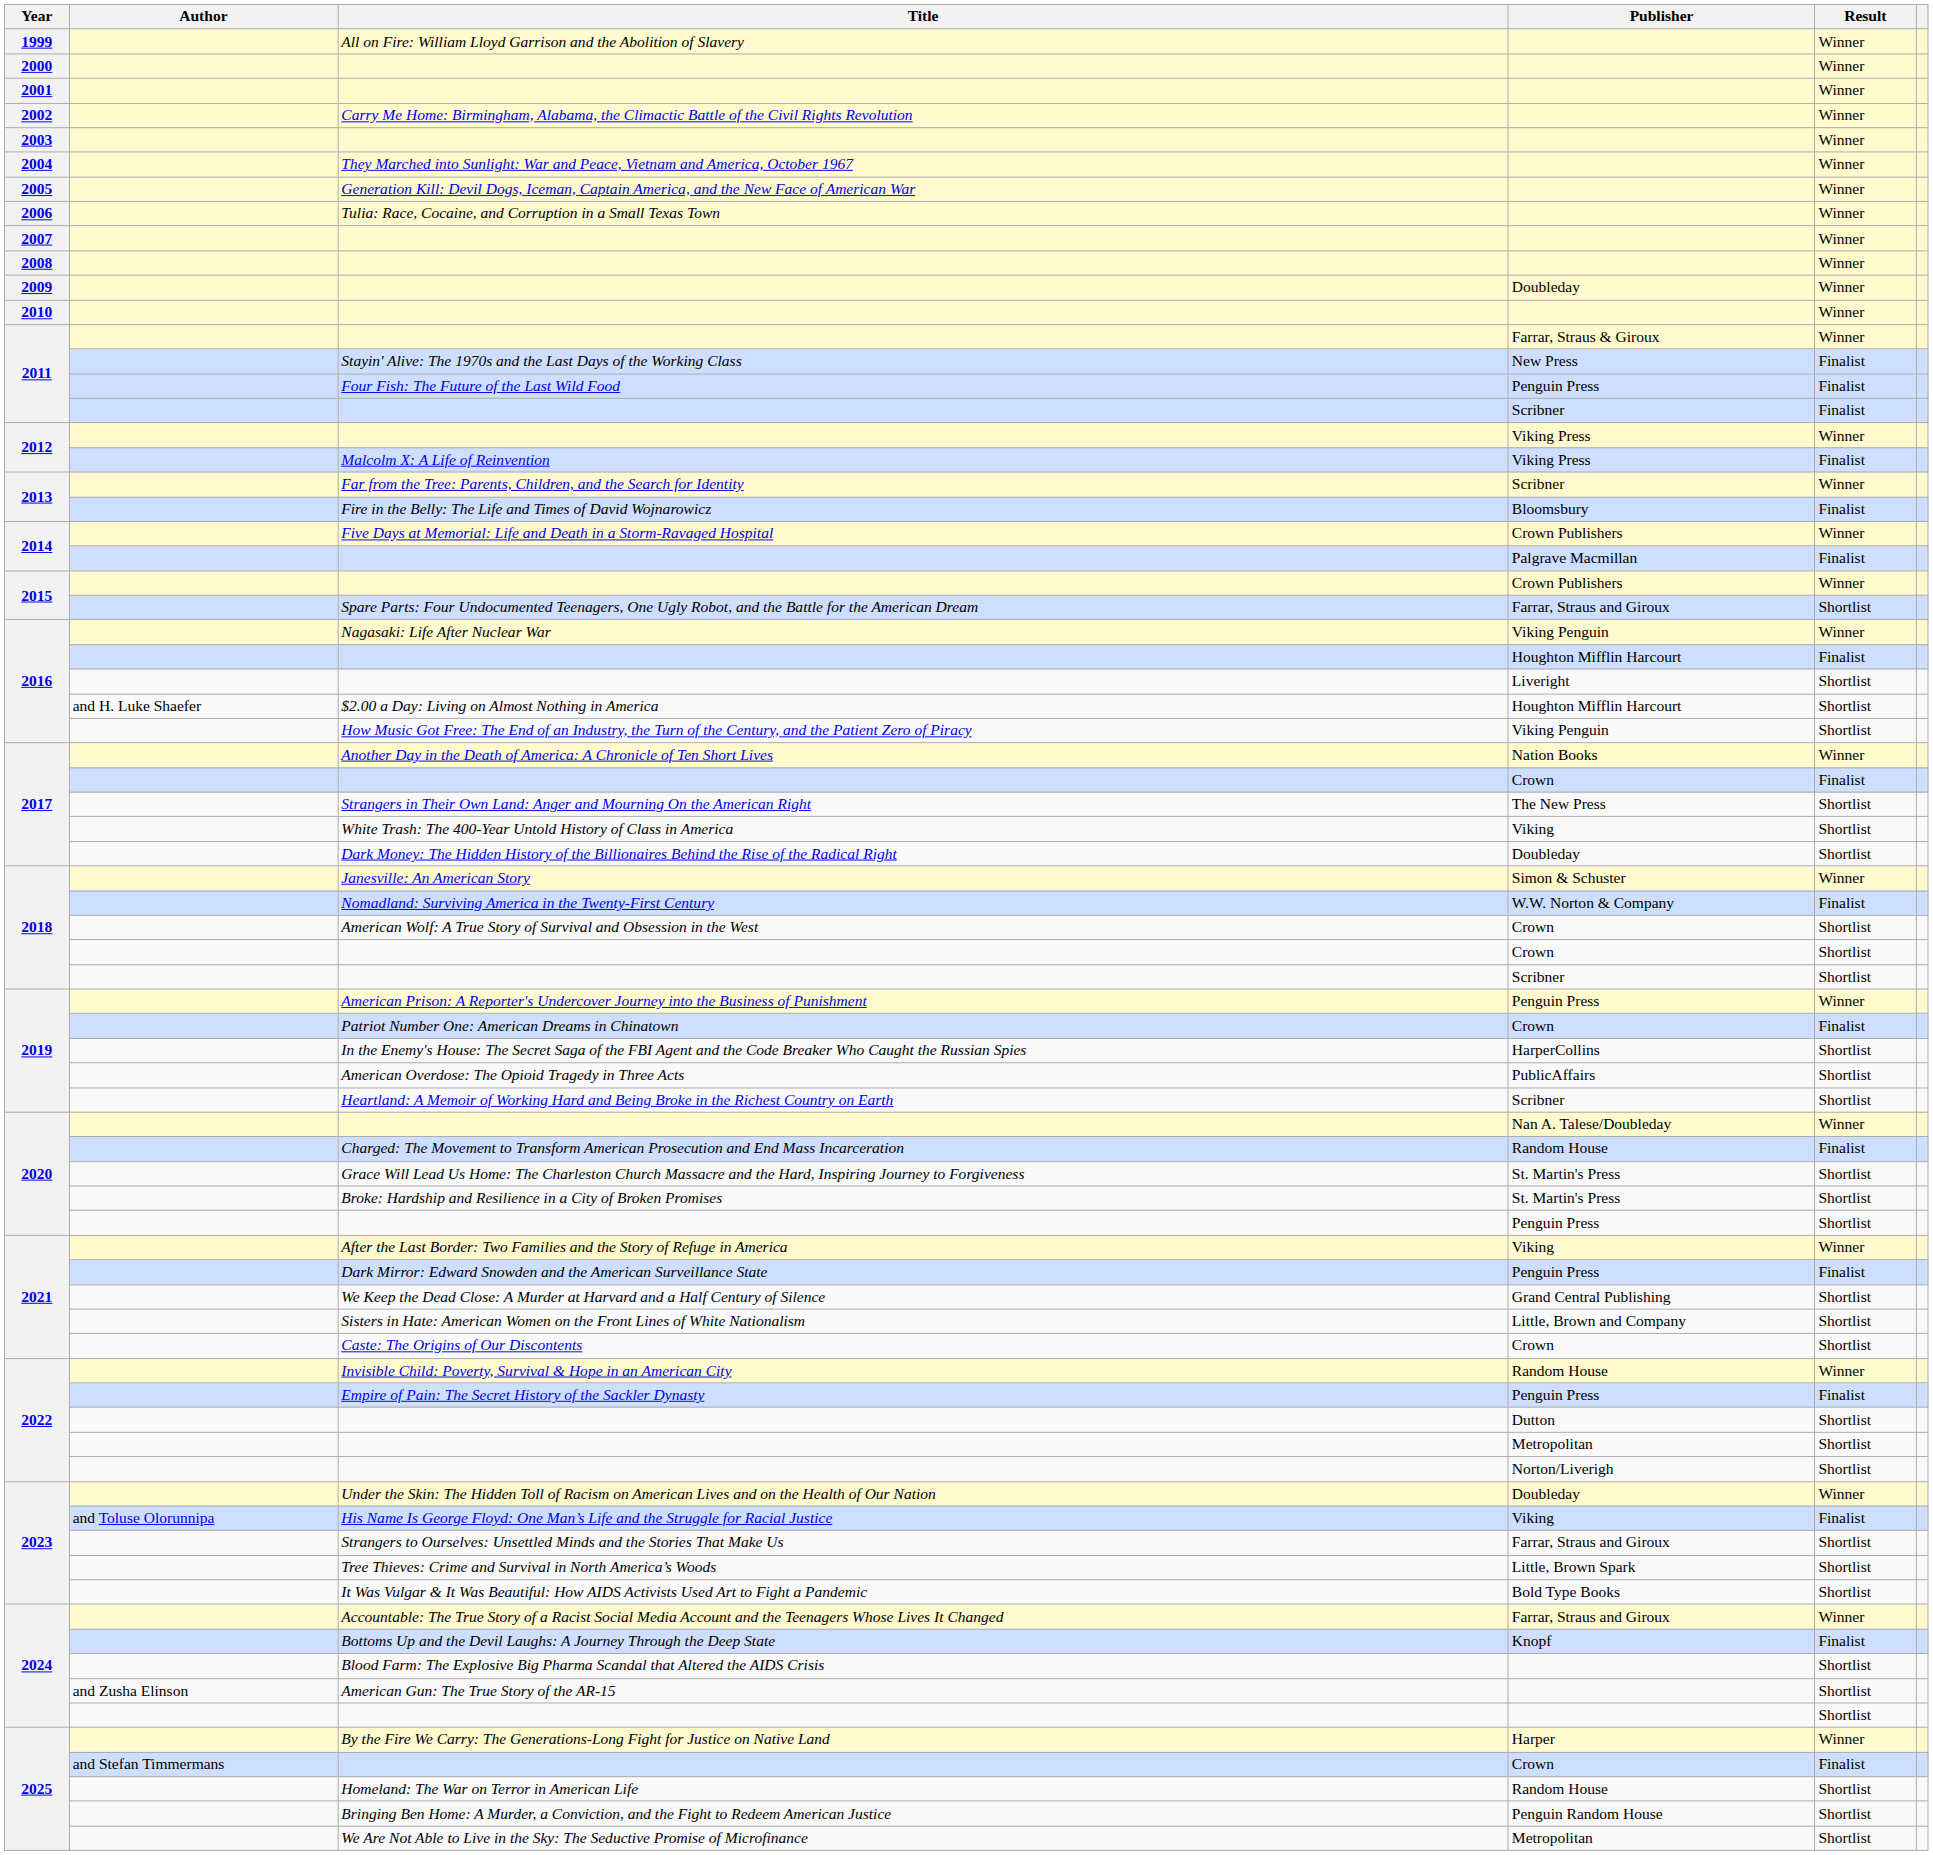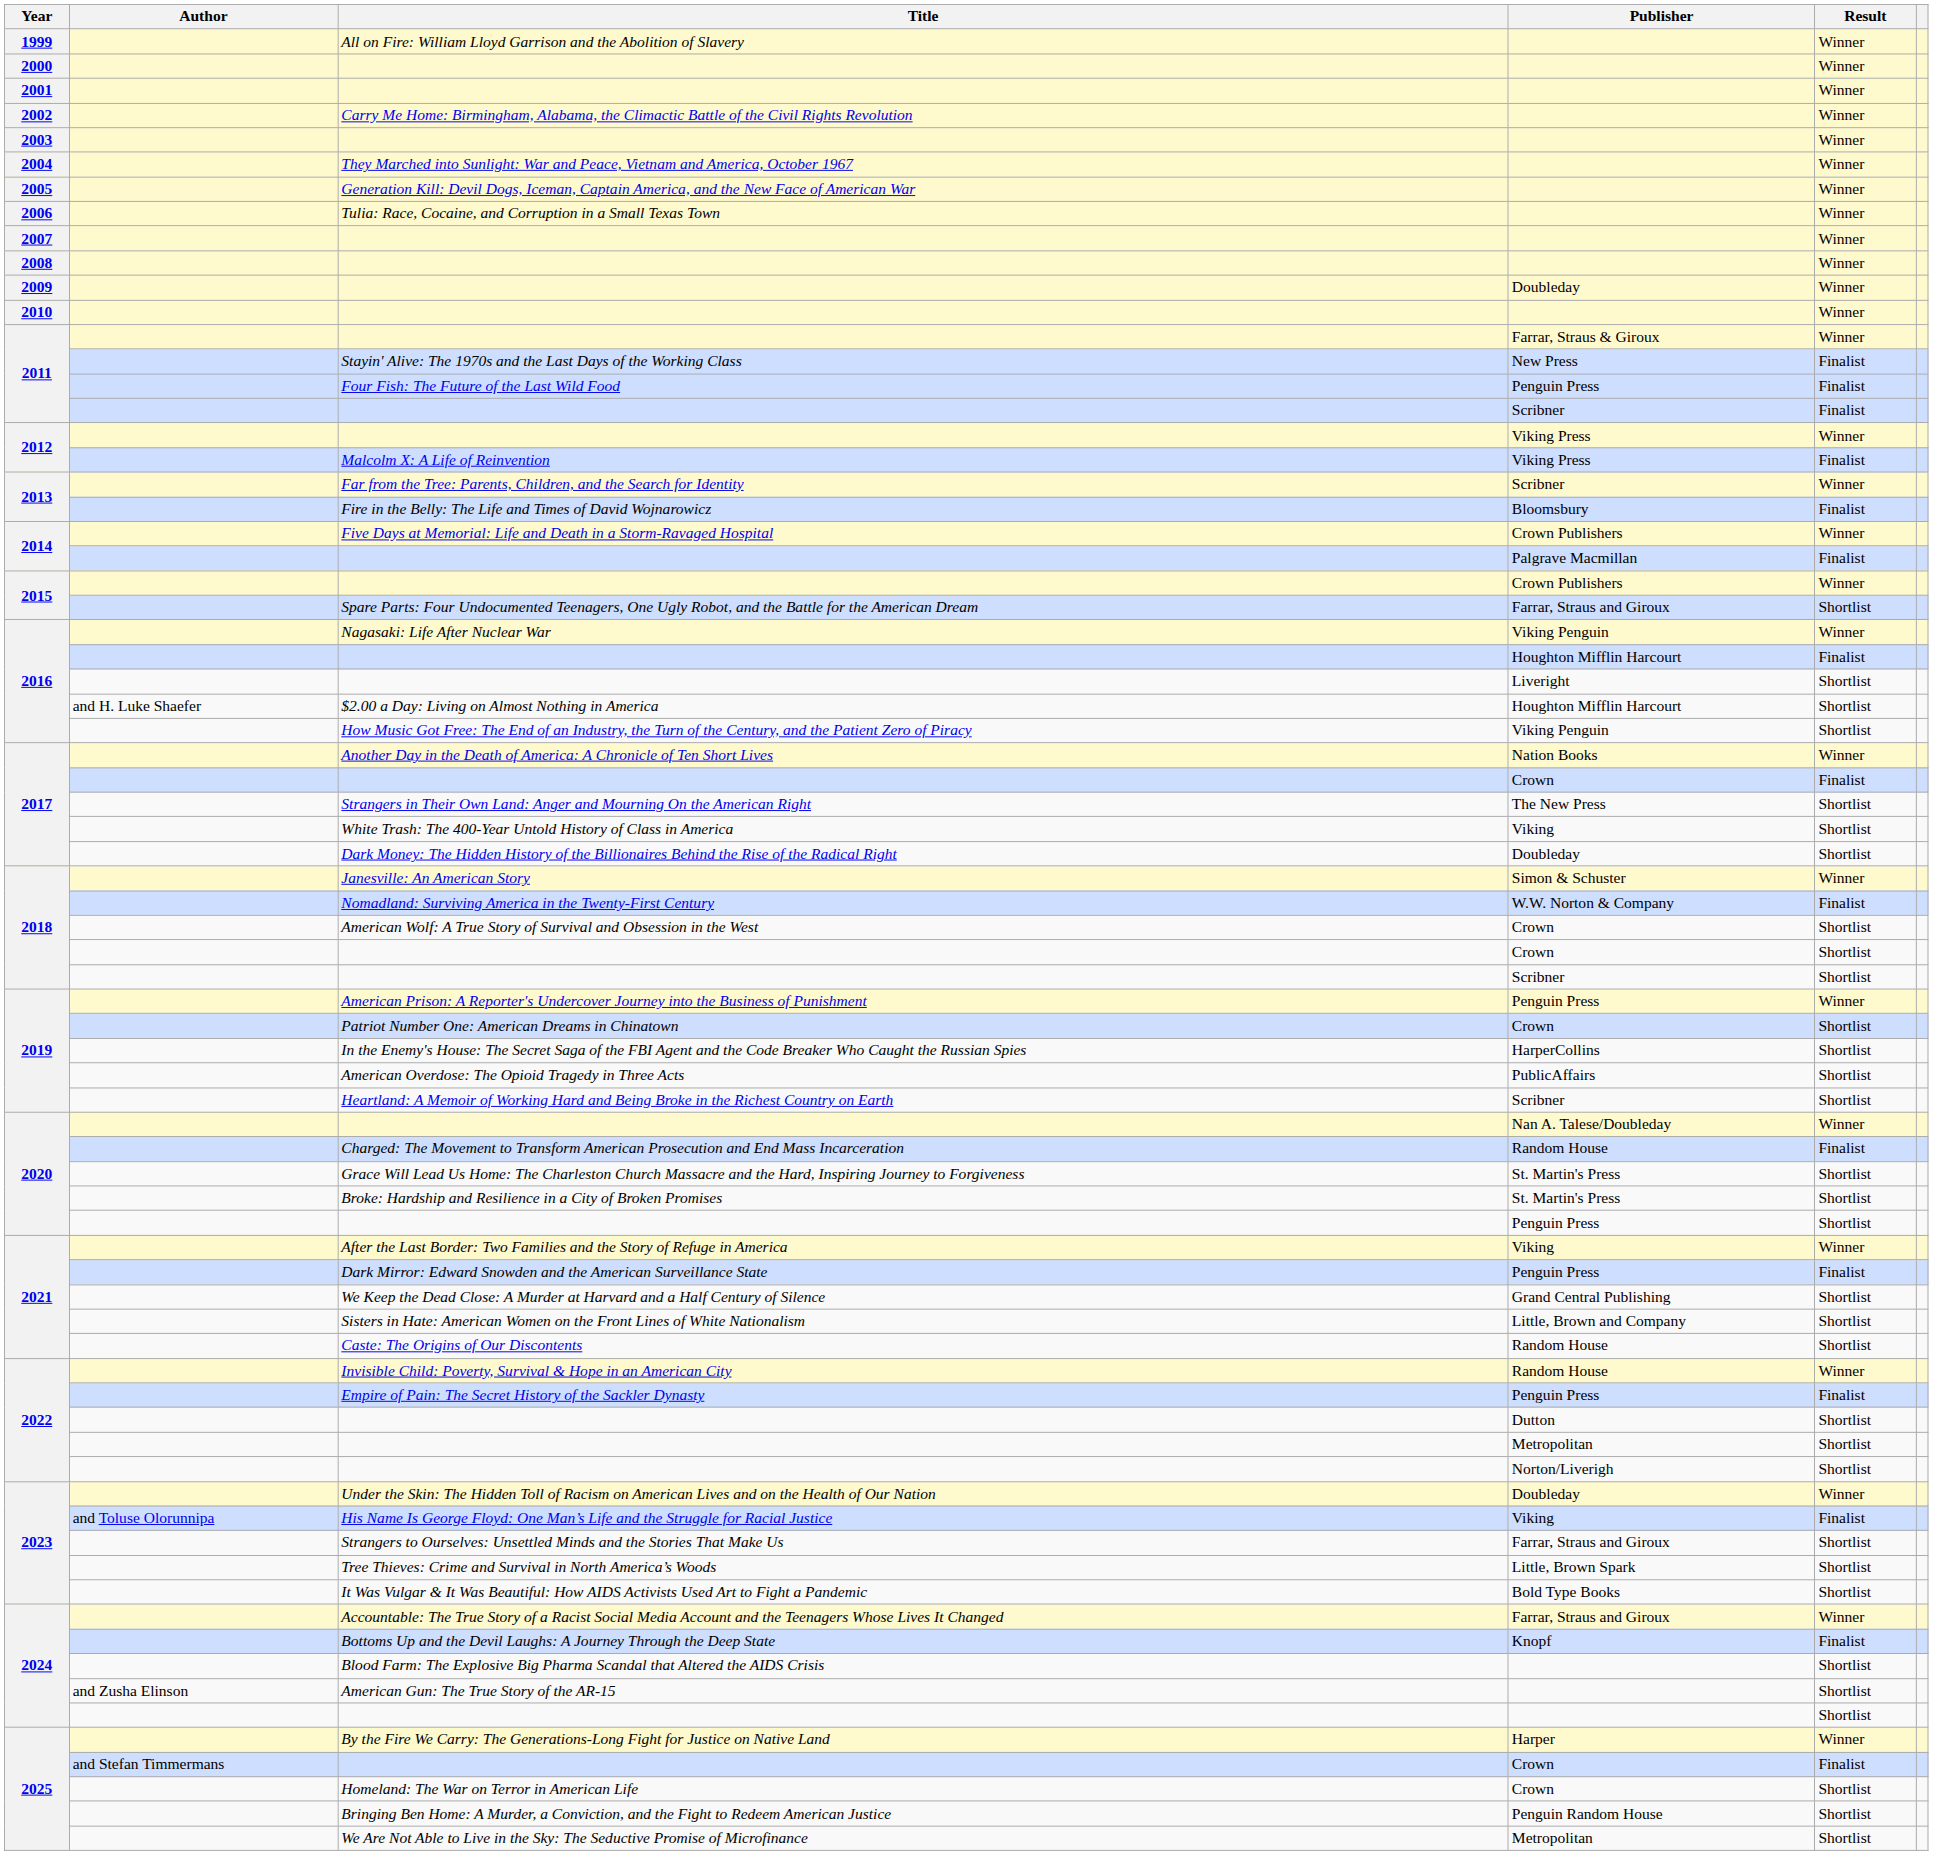(1842, 1025) Finalist -> (1845, 1025) Shortlist
(1533, 1345) Crown -> (1560, 1345) Random House
(1560, 1788) Random House -> (1533, 1788) Crown
